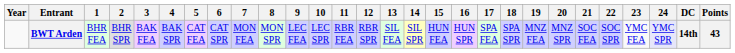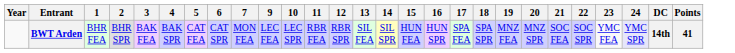- column: (272, 12)
(715, 34) 43 -> (688, 34) 41
